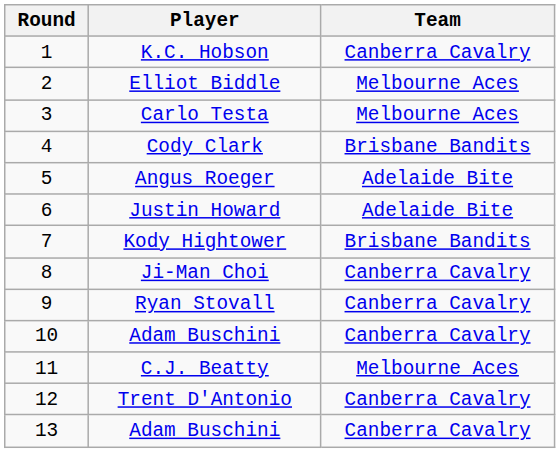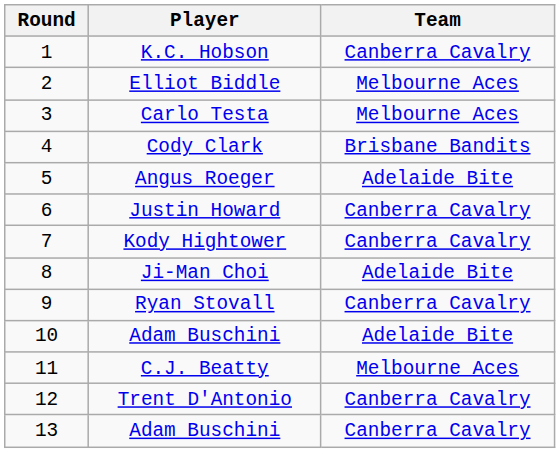(438, 210) Adelaide Bite -> (438, 210) Canberra Cavalry
(438, 242) Brisbane Bandits -> (438, 242) Canberra Cavalry
(438, 273) Canberra Cavalry -> (438, 273) Adelaide Bite
(438, 336) Canberra Cavalry -> (438, 336) Adelaide Bite
